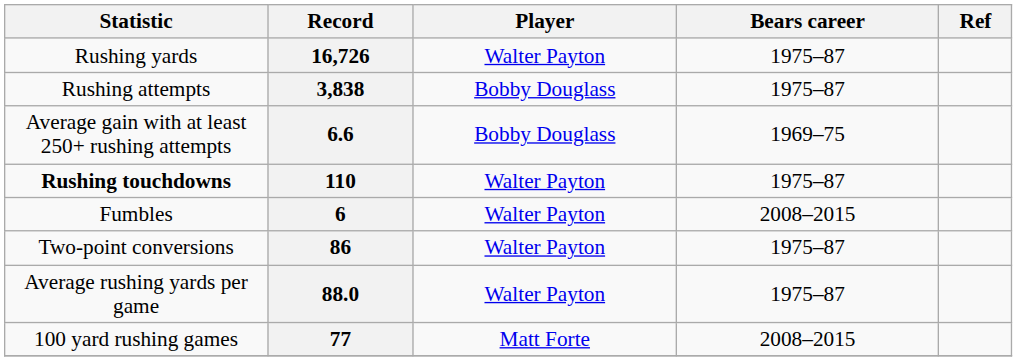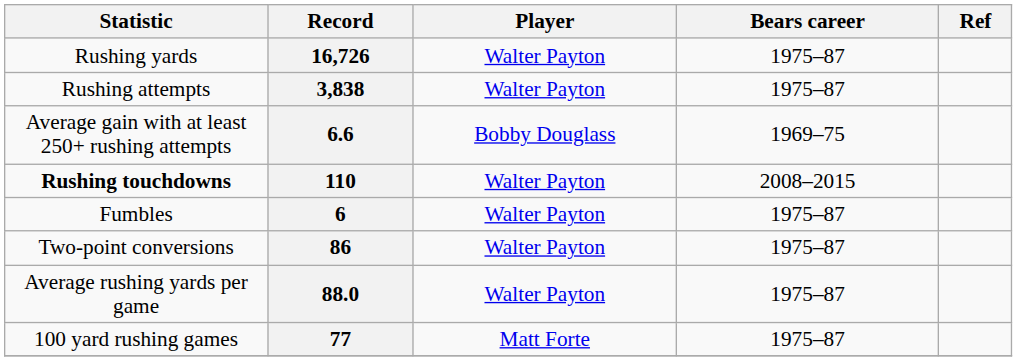(545, 88) Bobby Douglass -> (545, 88) Walter Payton
(808, 180) 1975–87 -> (808, 180) 2008–2015
(808, 214) 2008–2015 -> (808, 214) 1975–87
(808, 339) 2008–2015 -> (808, 339) 1975–87
